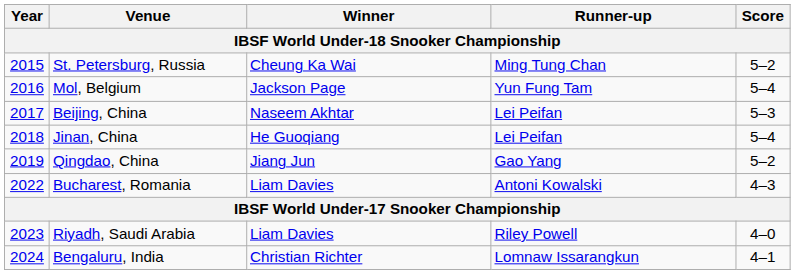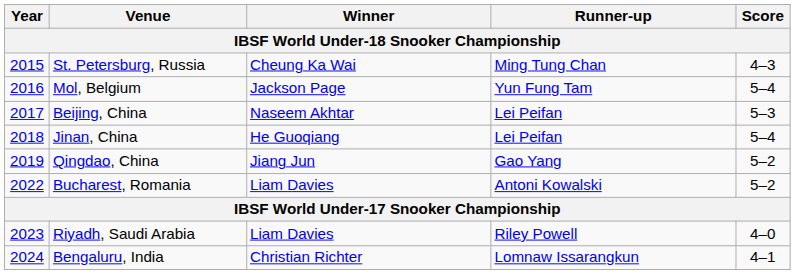(763, 64) 5–2 -> (763, 64) 4–3
(763, 185) 4–3 -> (763, 185) 5–2
